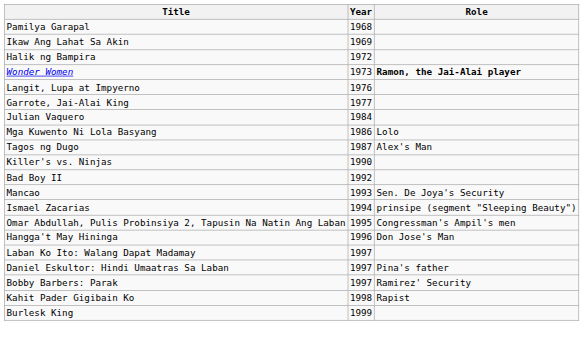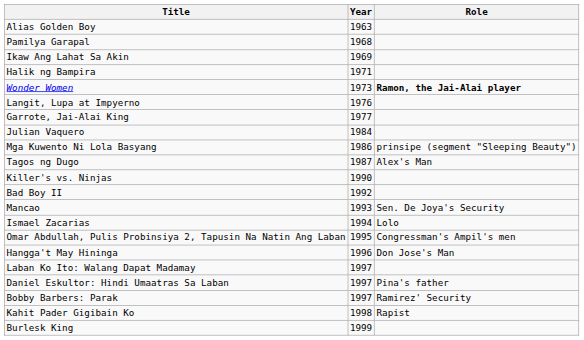+ row: (51, 27)
(361, 57) 1972 -> (361, 72) 1971
(388, 132) Lolo -> (477, 147) prinsipe (segment "Sleeping Beauty")
(477, 207) prinsipe (segment "Sleeping Beauty") -> (388, 222) Lolo
